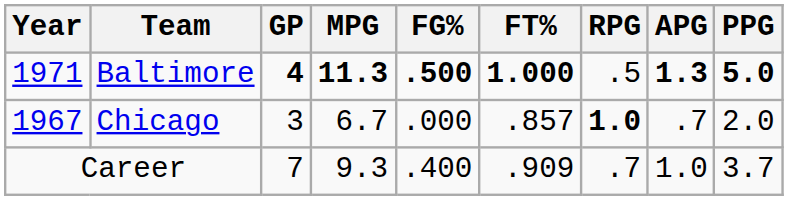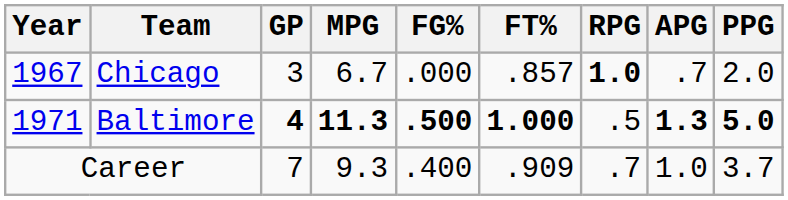rows swapped: (158, 124) <-> (176, 76)
